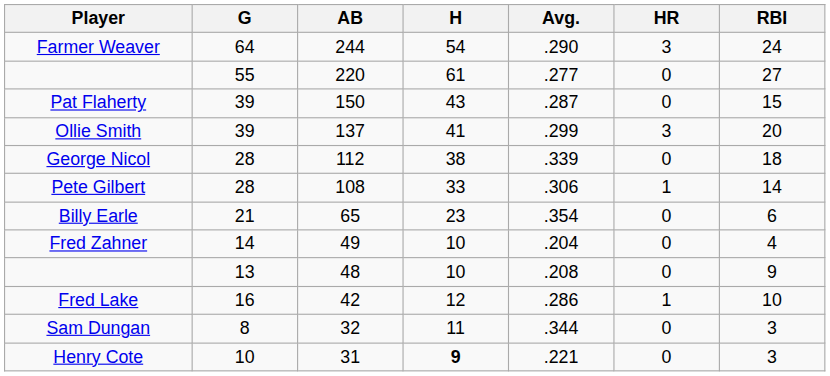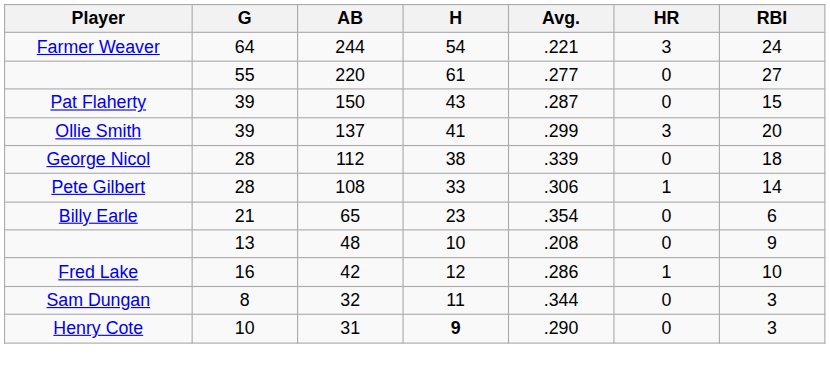(561, 46) .290 -> (561, 46) .221
- row: (98, 243)
(561, 356) .221 -> (561, 328) .290
